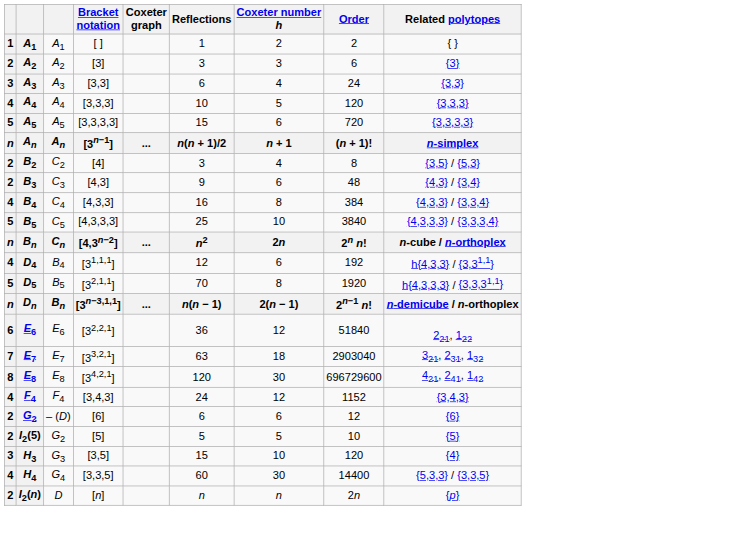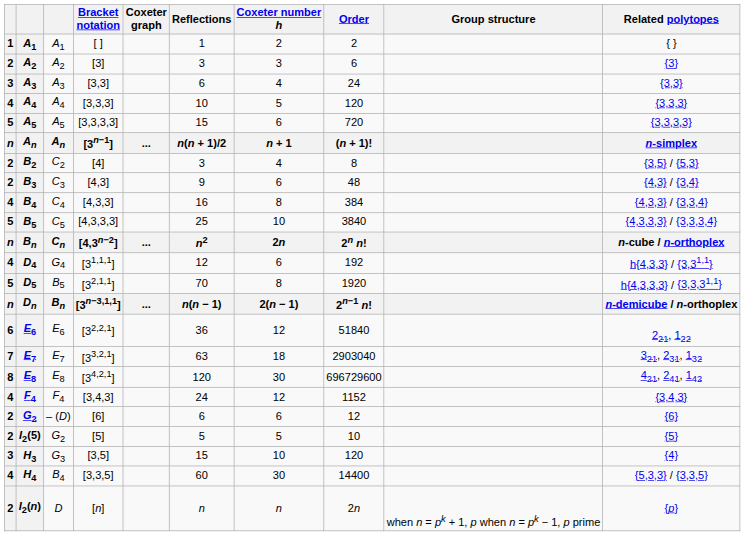+ column: (494, 19)
(58, 263) B4 -> (58, 263) G4
(58, 476) G4 -> (58, 476) B4
